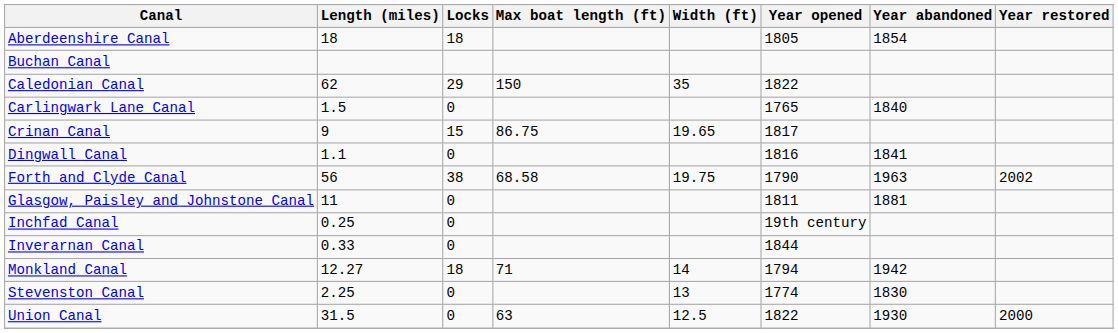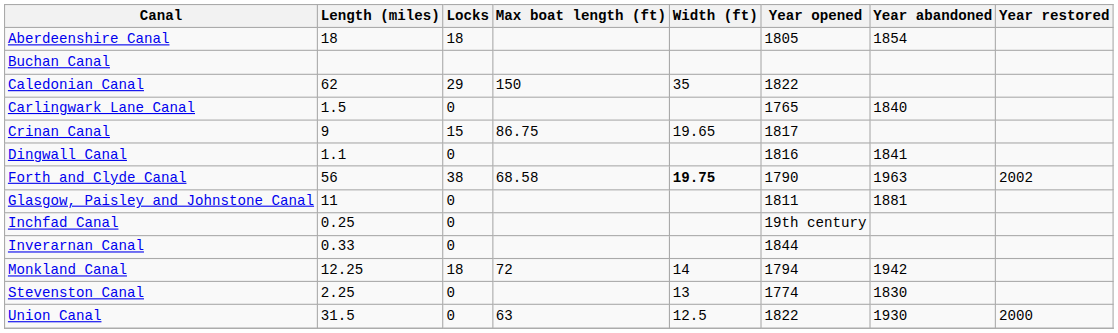(694, 178) normal -> (694, 178) bold
(342, 270) 12.27 -> (342, 270) 12.25
(504, 270) 71 -> (504, 270) 72
